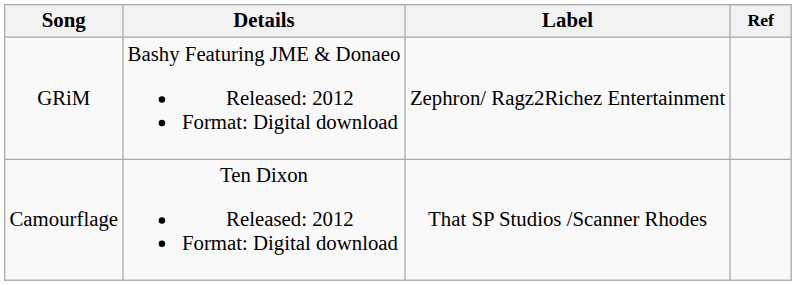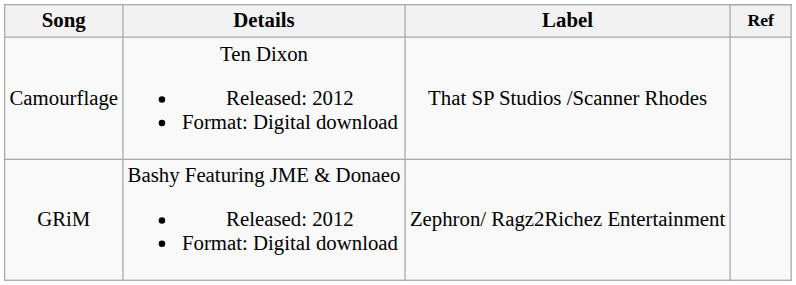rows swapped: (64, 98) <-> (64, 219)
